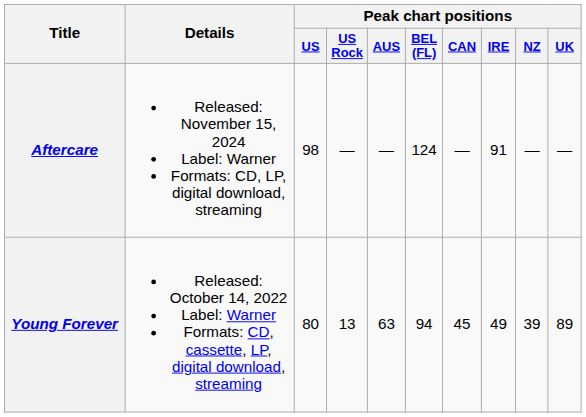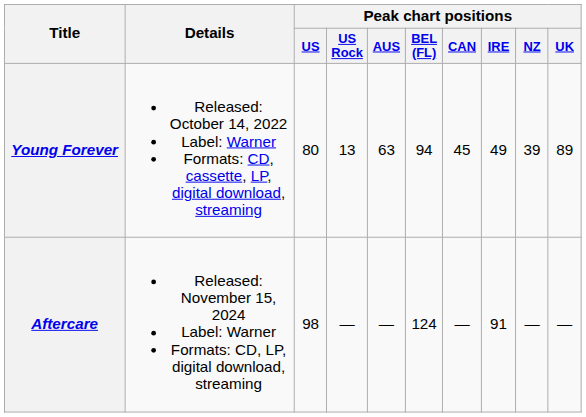rows swapped: (65, 324) <-> (65, 150)
